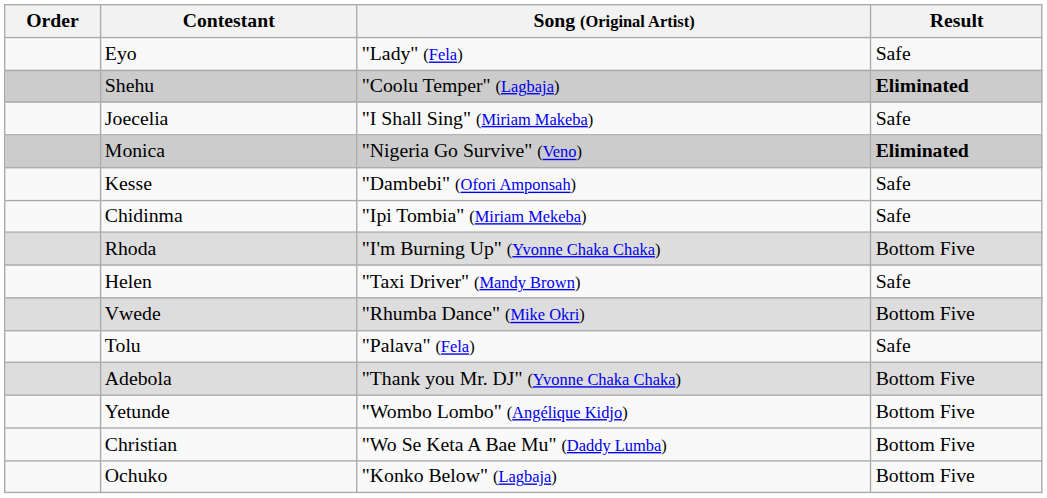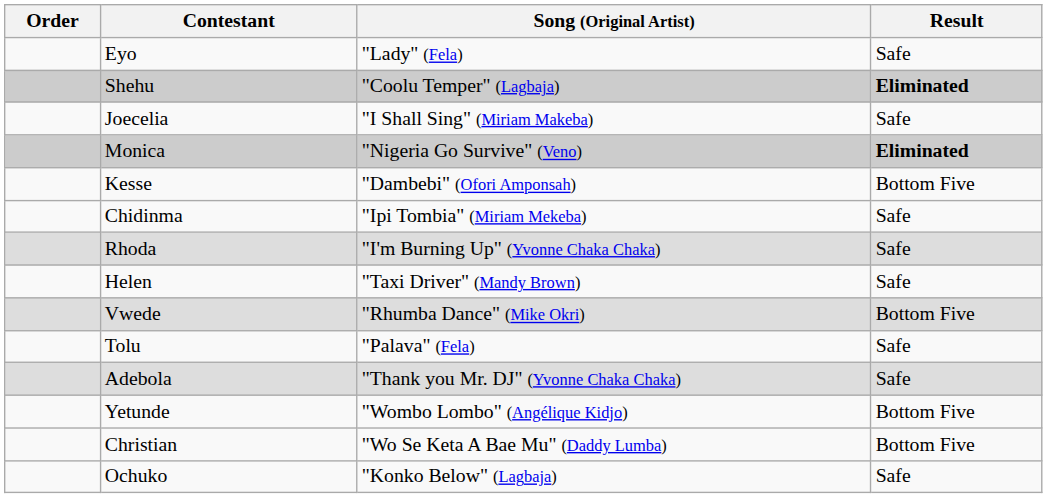(893, 183) Safe -> (925, 183) Bottom Five
(925, 248) Bottom Five -> (893, 248) Safe
(925, 379) Bottom Five -> (893, 379) Safe
(925, 476) Bottom Five -> (893, 476) Safe
